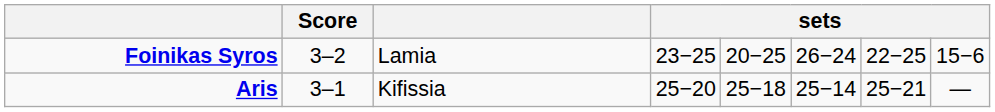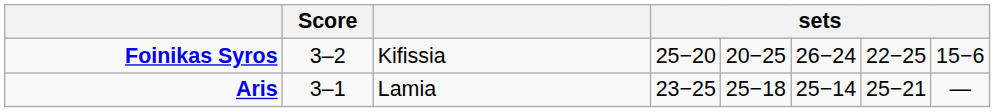(407, 55) Lamia -> (412, 55) Kifissia
(686, 55) 23−25 -> (686, 55) 25−20
(412, 89) Kifissia -> (407, 89) Lamia
(686, 89) 25−20 -> (686, 89) 23−25
